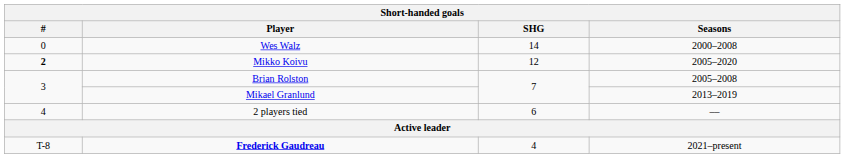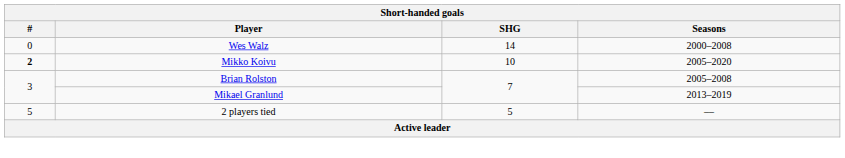(534, 62) 12 -> (510, 62) 10
(43, 112) 4 -> (30, 112) 5
(534, 112) 6 -> (510, 112) 5
- row: (280, 145)
